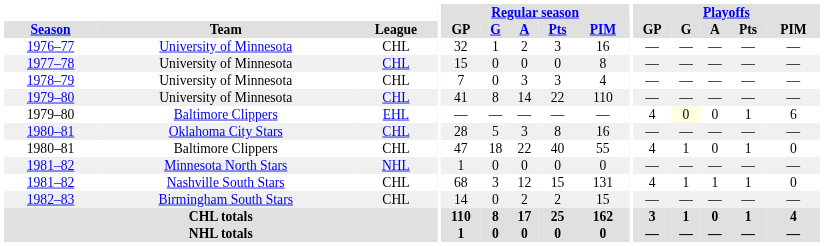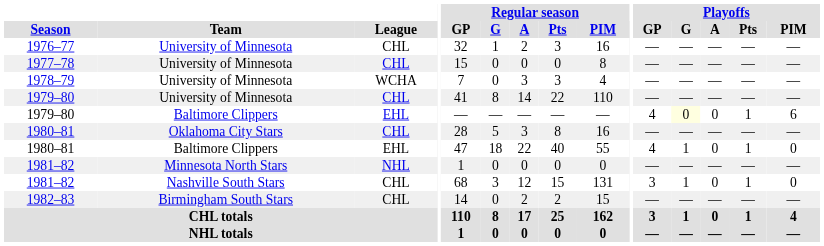(396, 80) CHL -> (396, 80) WCHA
(396, 148) CHL -> (396, 148) EHL
(652, 182) 4 -> (652, 182) 3
(715, 182) 1 -> (715, 182) 0
